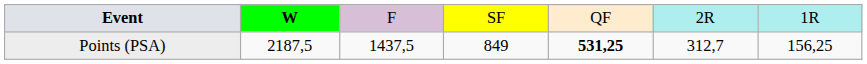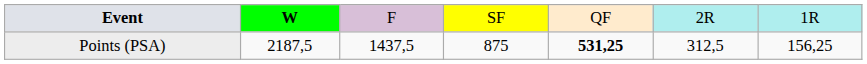(496, 45) 849 -> (496, 45) 875
(705, 45) 312,7 -> (705, 45) 312,5
